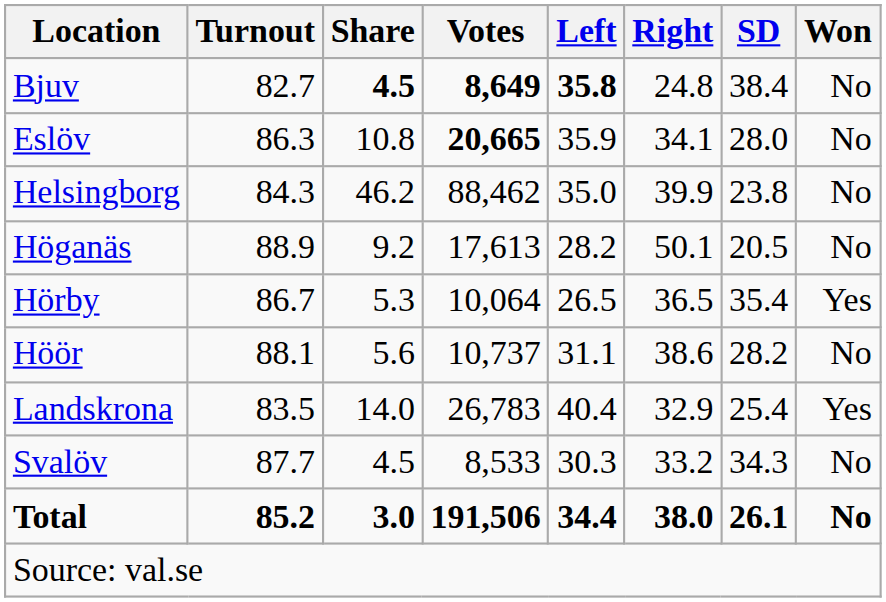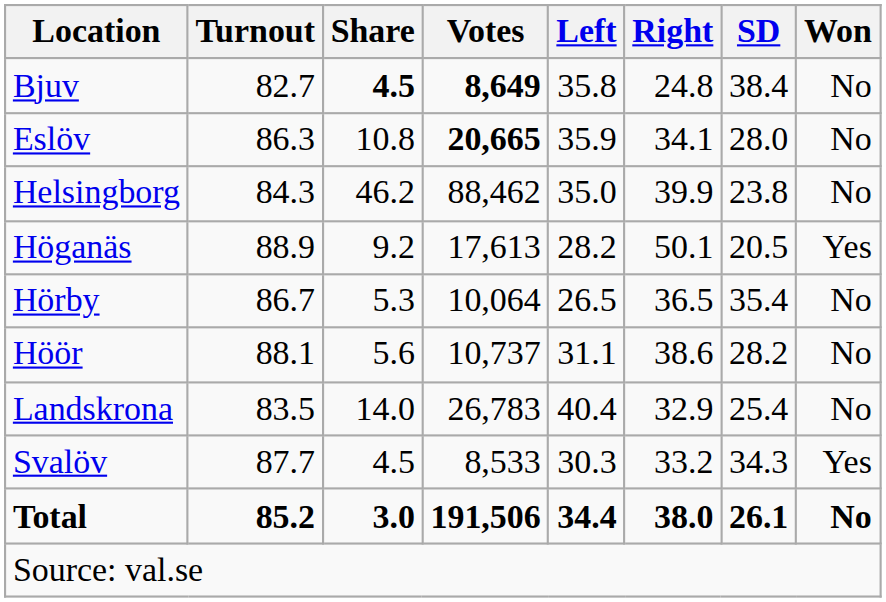(587, 85) bold -> (587, 85) normal
(851, 246) No -> (847, 246) Yes
(847, 300) Yes -> (851, 300) No
(847, 407) Yes -> (851, 407) No
(851, 461) No -> (847, 461) Yes
